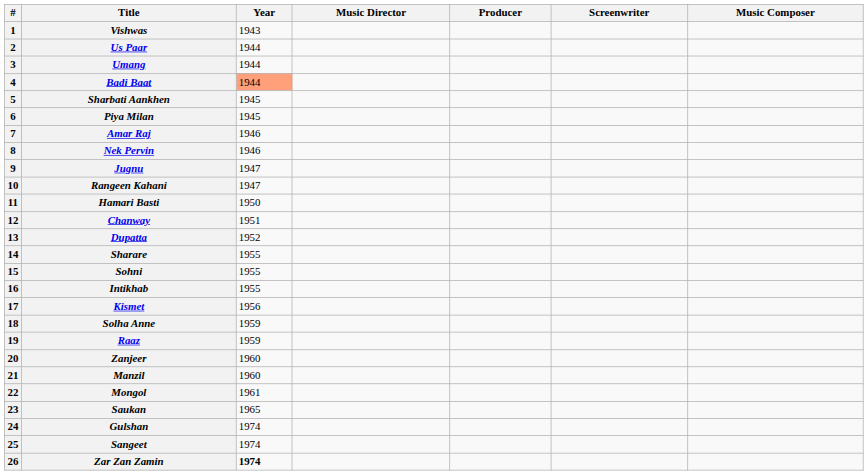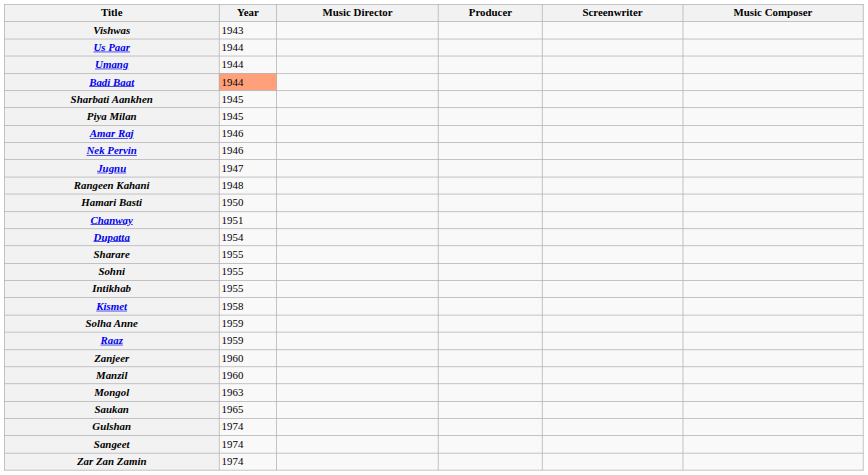- column: (13, 13)
(250, 185) 1947 -> (232, 185) 1948
(250, 237) 1952 -> (232, 237) 1954
(250, 306) 1956 -> (232, 306) 1958
(250, 392) 1961 -> (232, 392) 1963
(250, 461) bold -> (232, 461) normal
